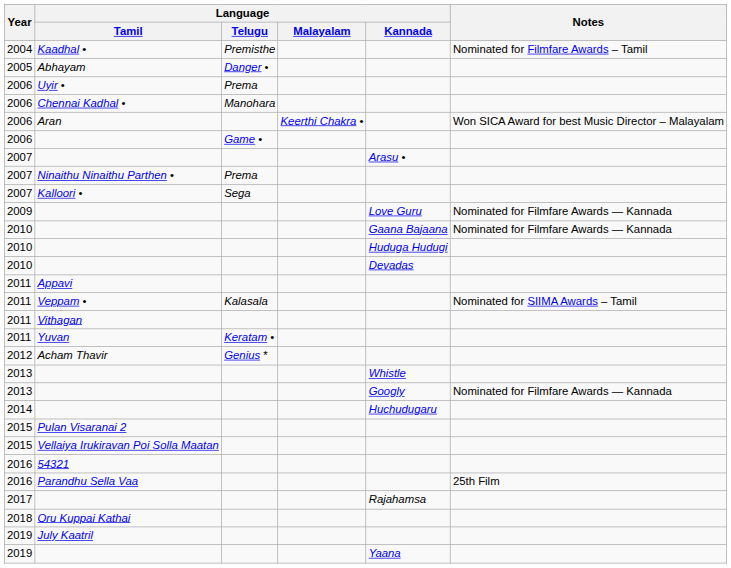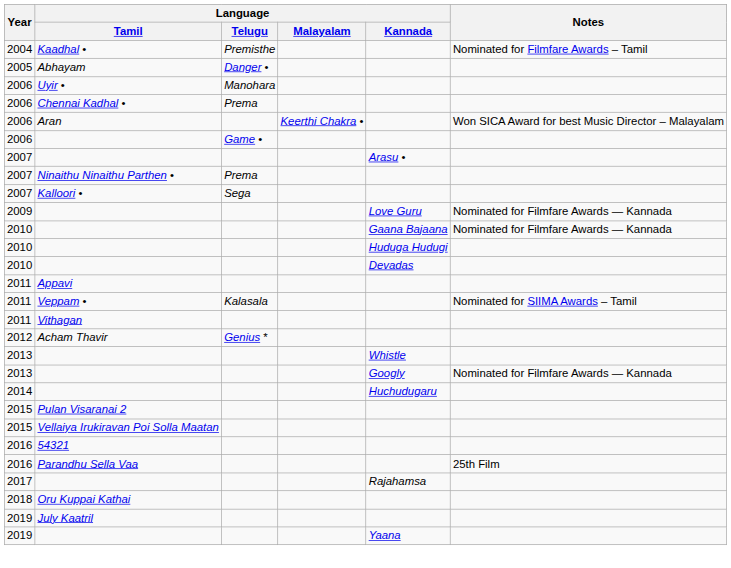(241, 85) Prema -> (250, 85) Manohara
(250, 103) Manohara -> (241, 103) Prema
- row: (19, 337)
